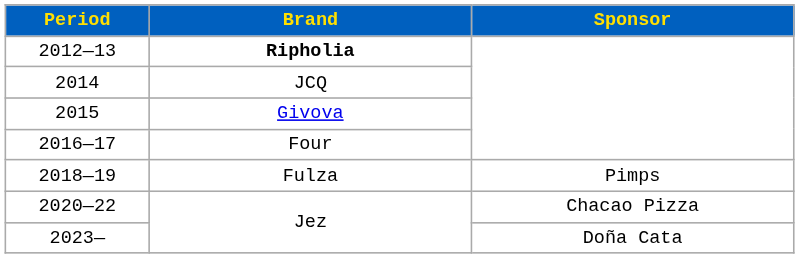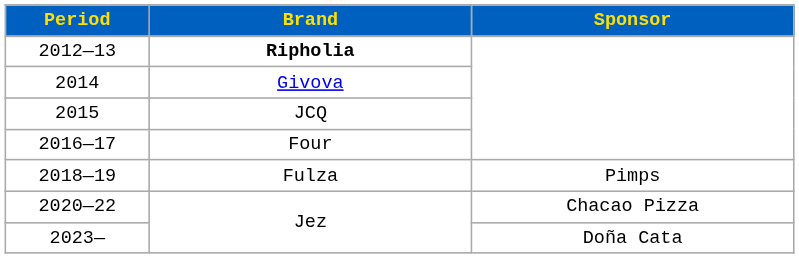(310, 82) JCQ -> (310, 82) Givova
(310, 113) Givova -> (310, 113) JCQ
